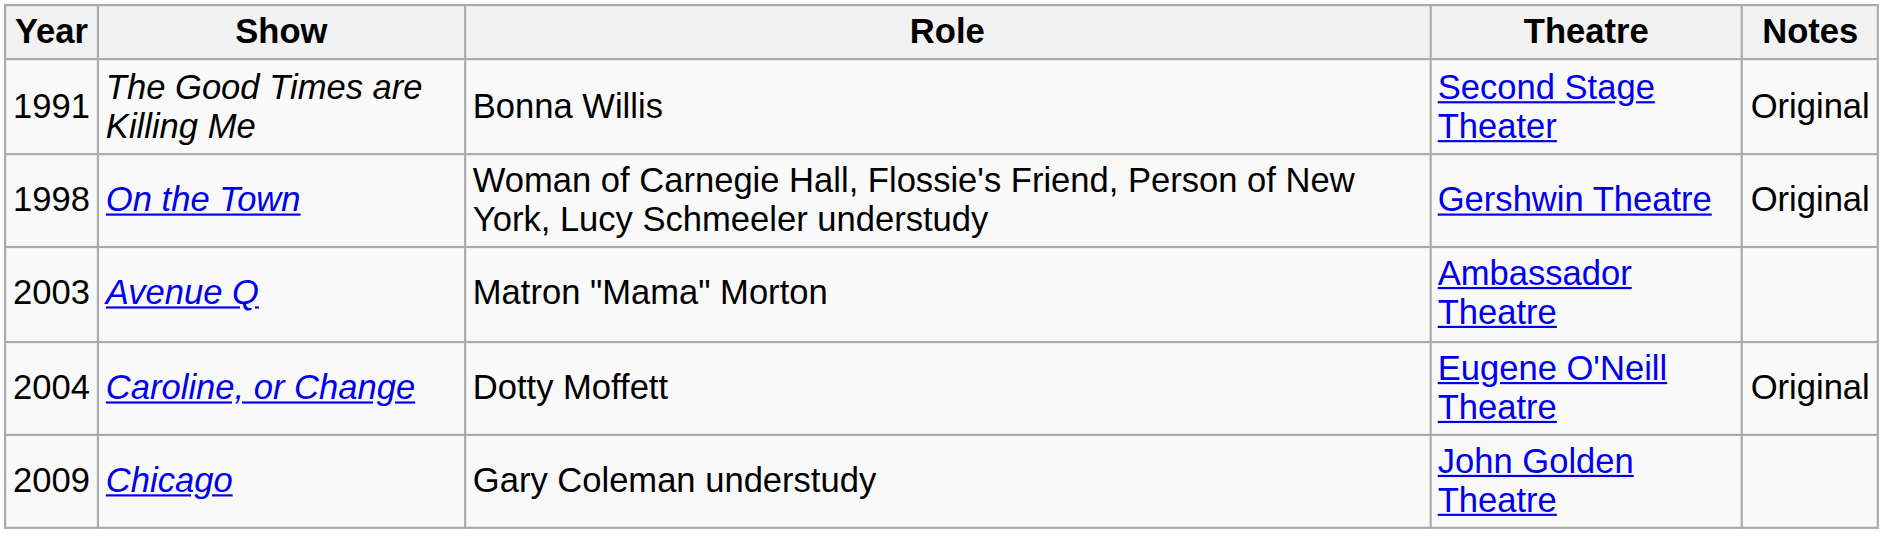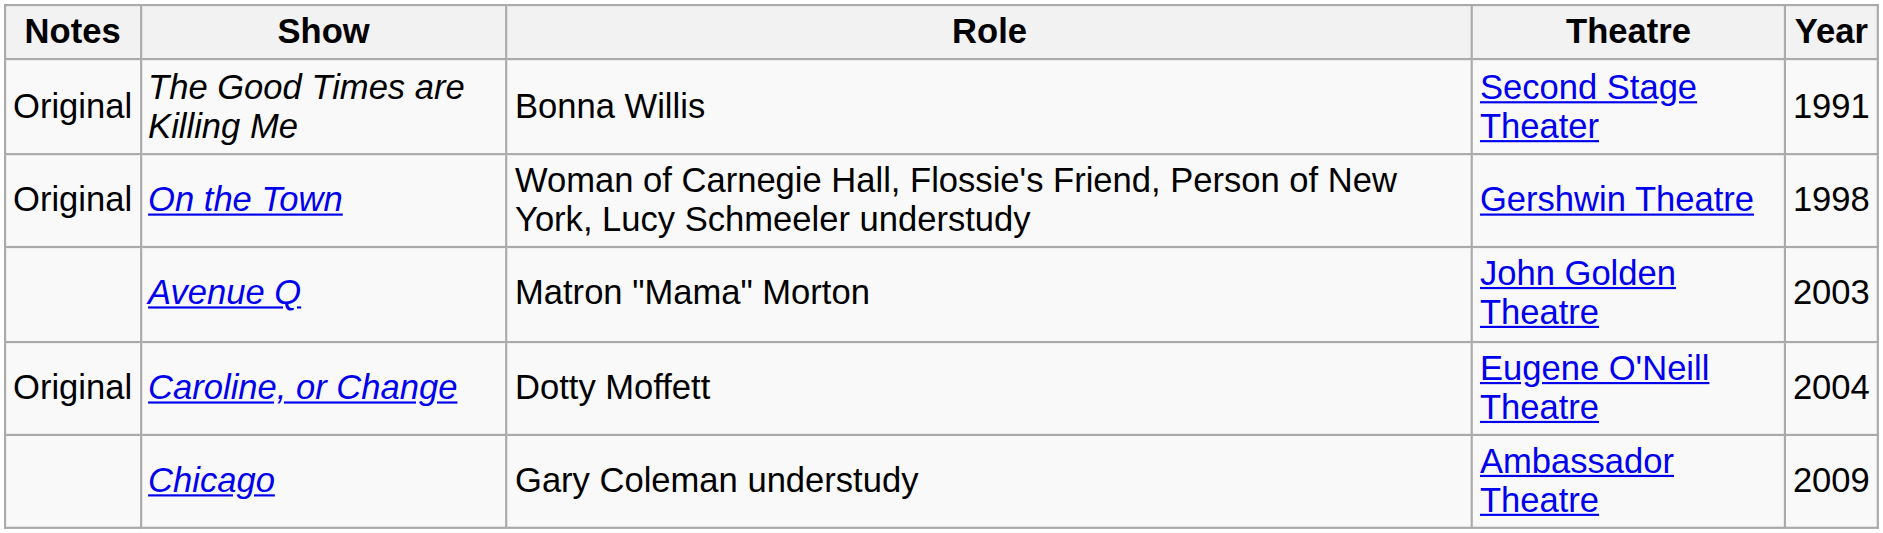columns swapped: (51, 31) <-> (1810, 31)
(1535, 293) Ambassador Theatre -> (1578, 293) John Golden Theatre
(1536, 480) John Golden Theatre -> (1577, 480) Ambassador Theatre
